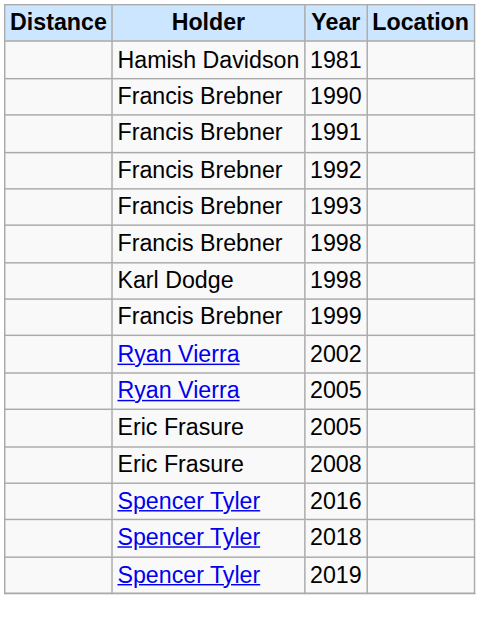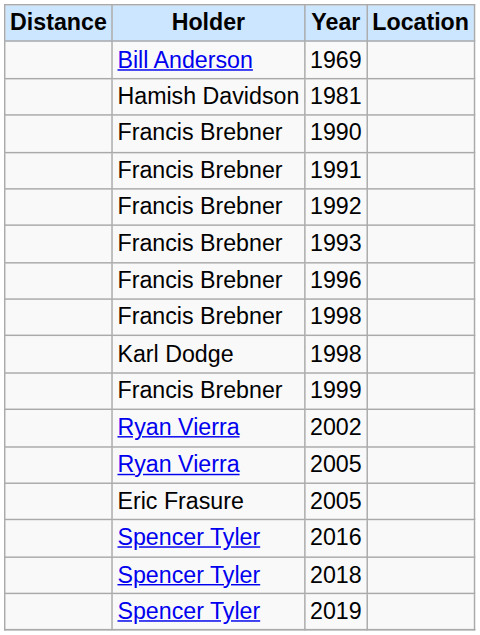+ row: (185, 59)
+ row: (200, 280)
- row: (181, 464)
